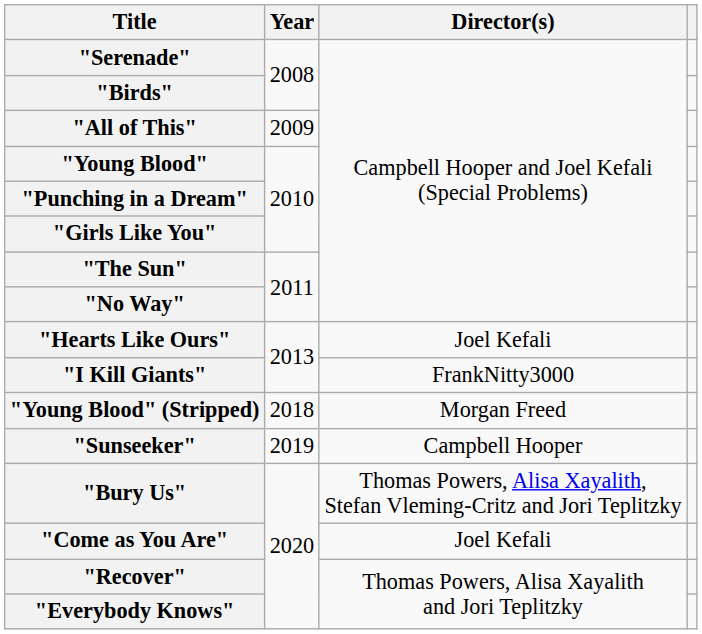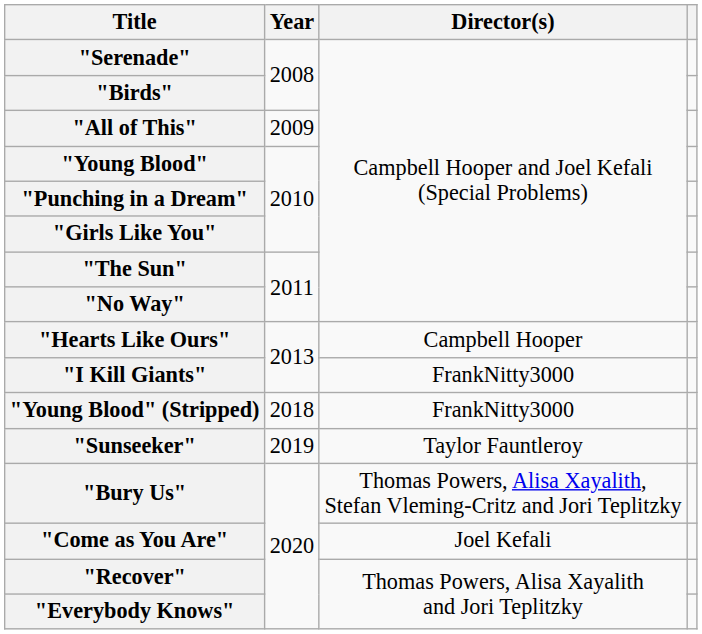(503, 339) Joel Kefali -> (503, 339) Campbell Hooper
(503, 410) Morgan Freed -> (503, 410) FrankNitty3000
(503, 445) Campbell Hooper -> (503, 445) Taylor Fauntleroy
